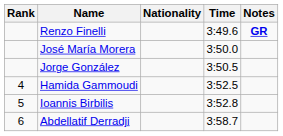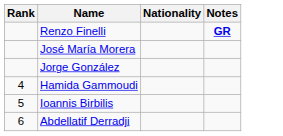- column: (222, 13)
